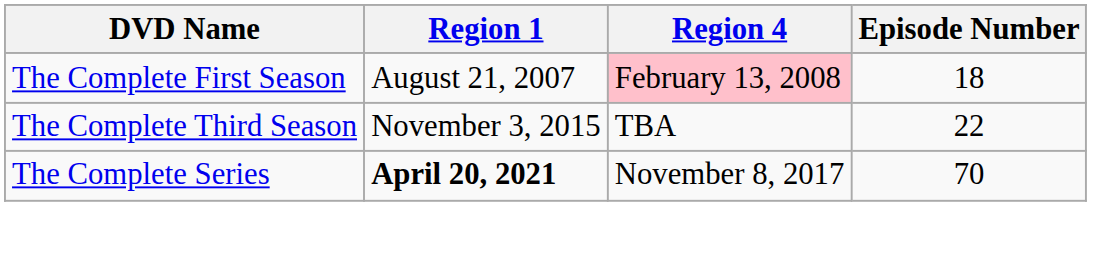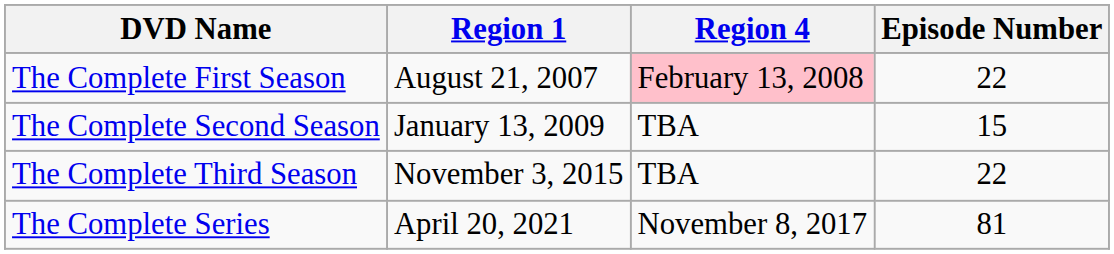(969, 77) 18 -> (992, 77) 22
+ row: (196, 126)
(464, 175) bold -> (484, 223) normal
(969, 175) 70 -> (992, 223) 81
